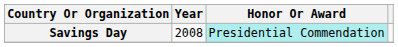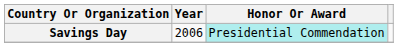(189, 33) 2008 -> (189, 33) 2006
